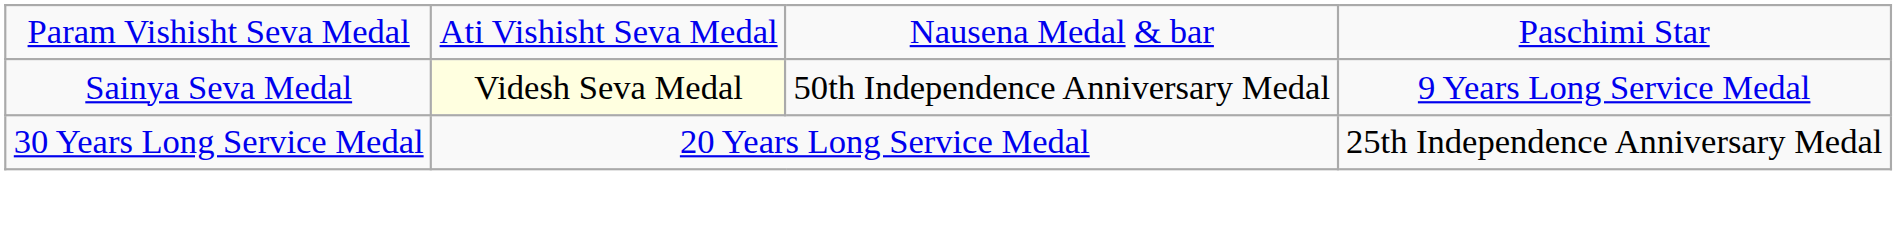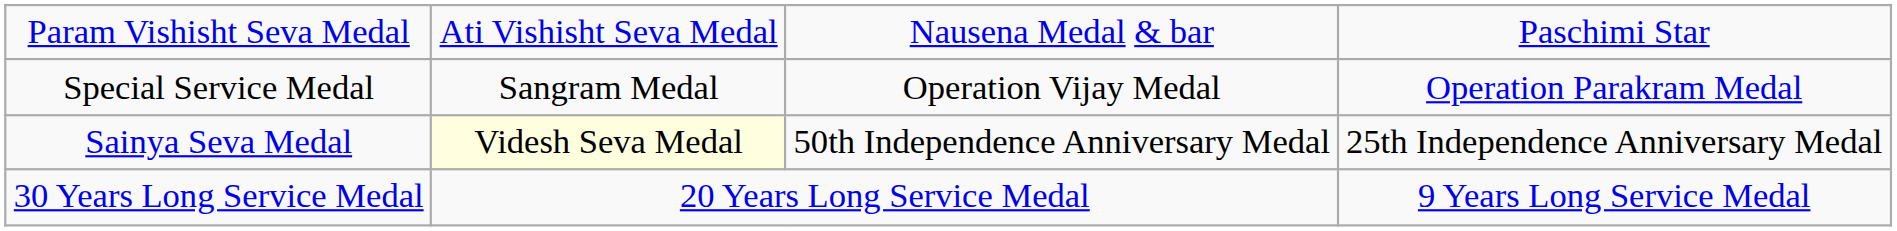+ row: (219, 86)
(1614, 86) 9 Years Long Service Medal -> (1614, 141) 25th Independence Anniversary Medal
(1614, 141) 25th Independence Anniversary Medal -> (1614, 196) 9 Years Long Service Medal
